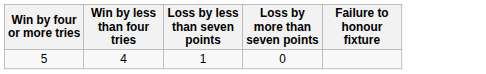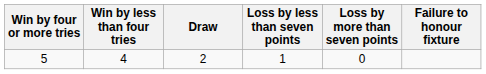+ column: (203, 27)
